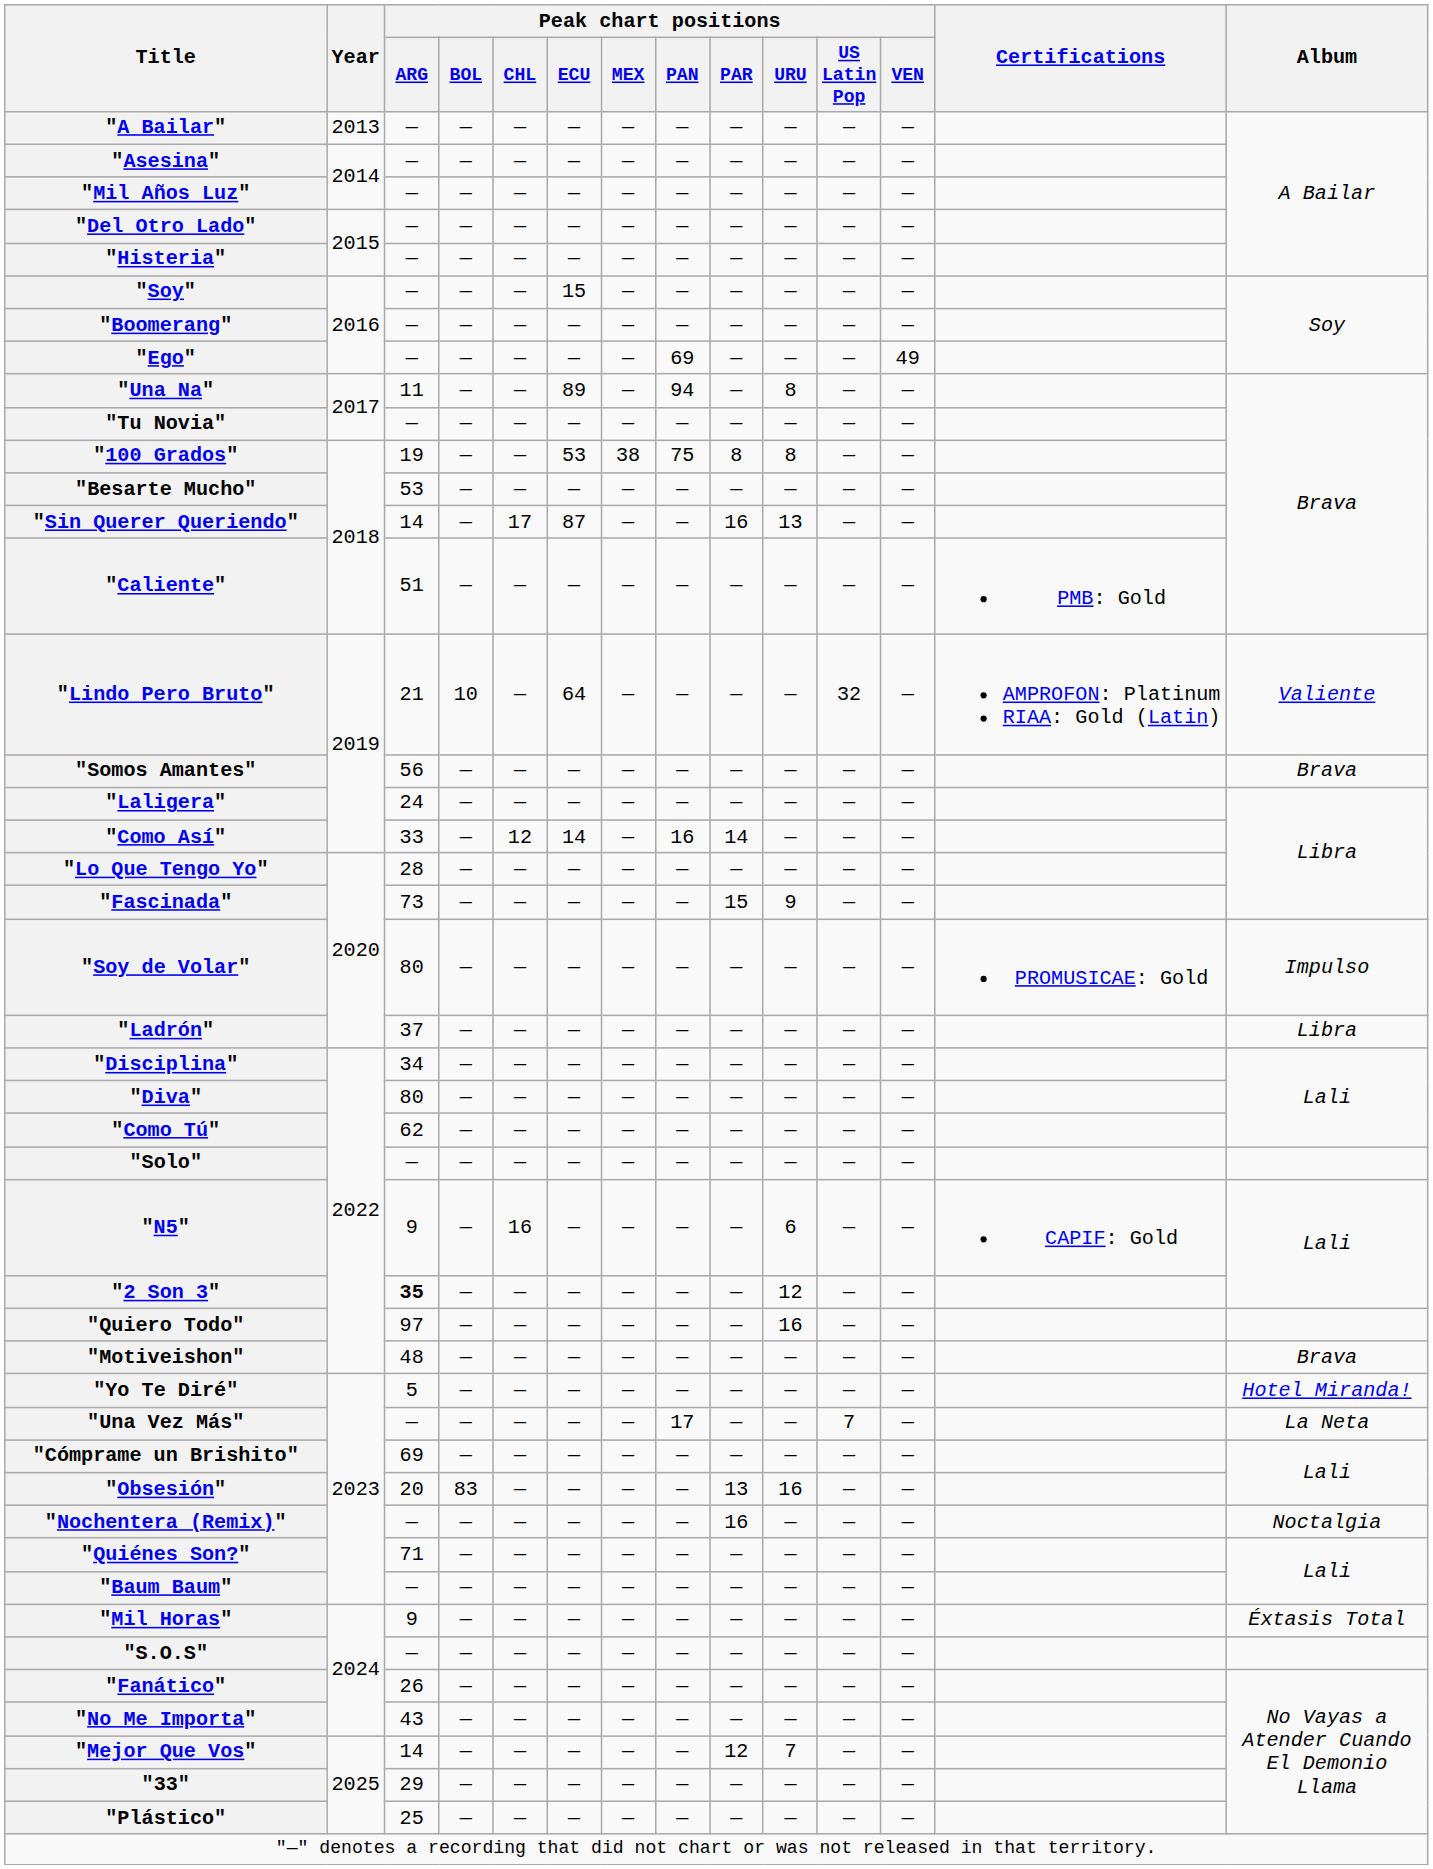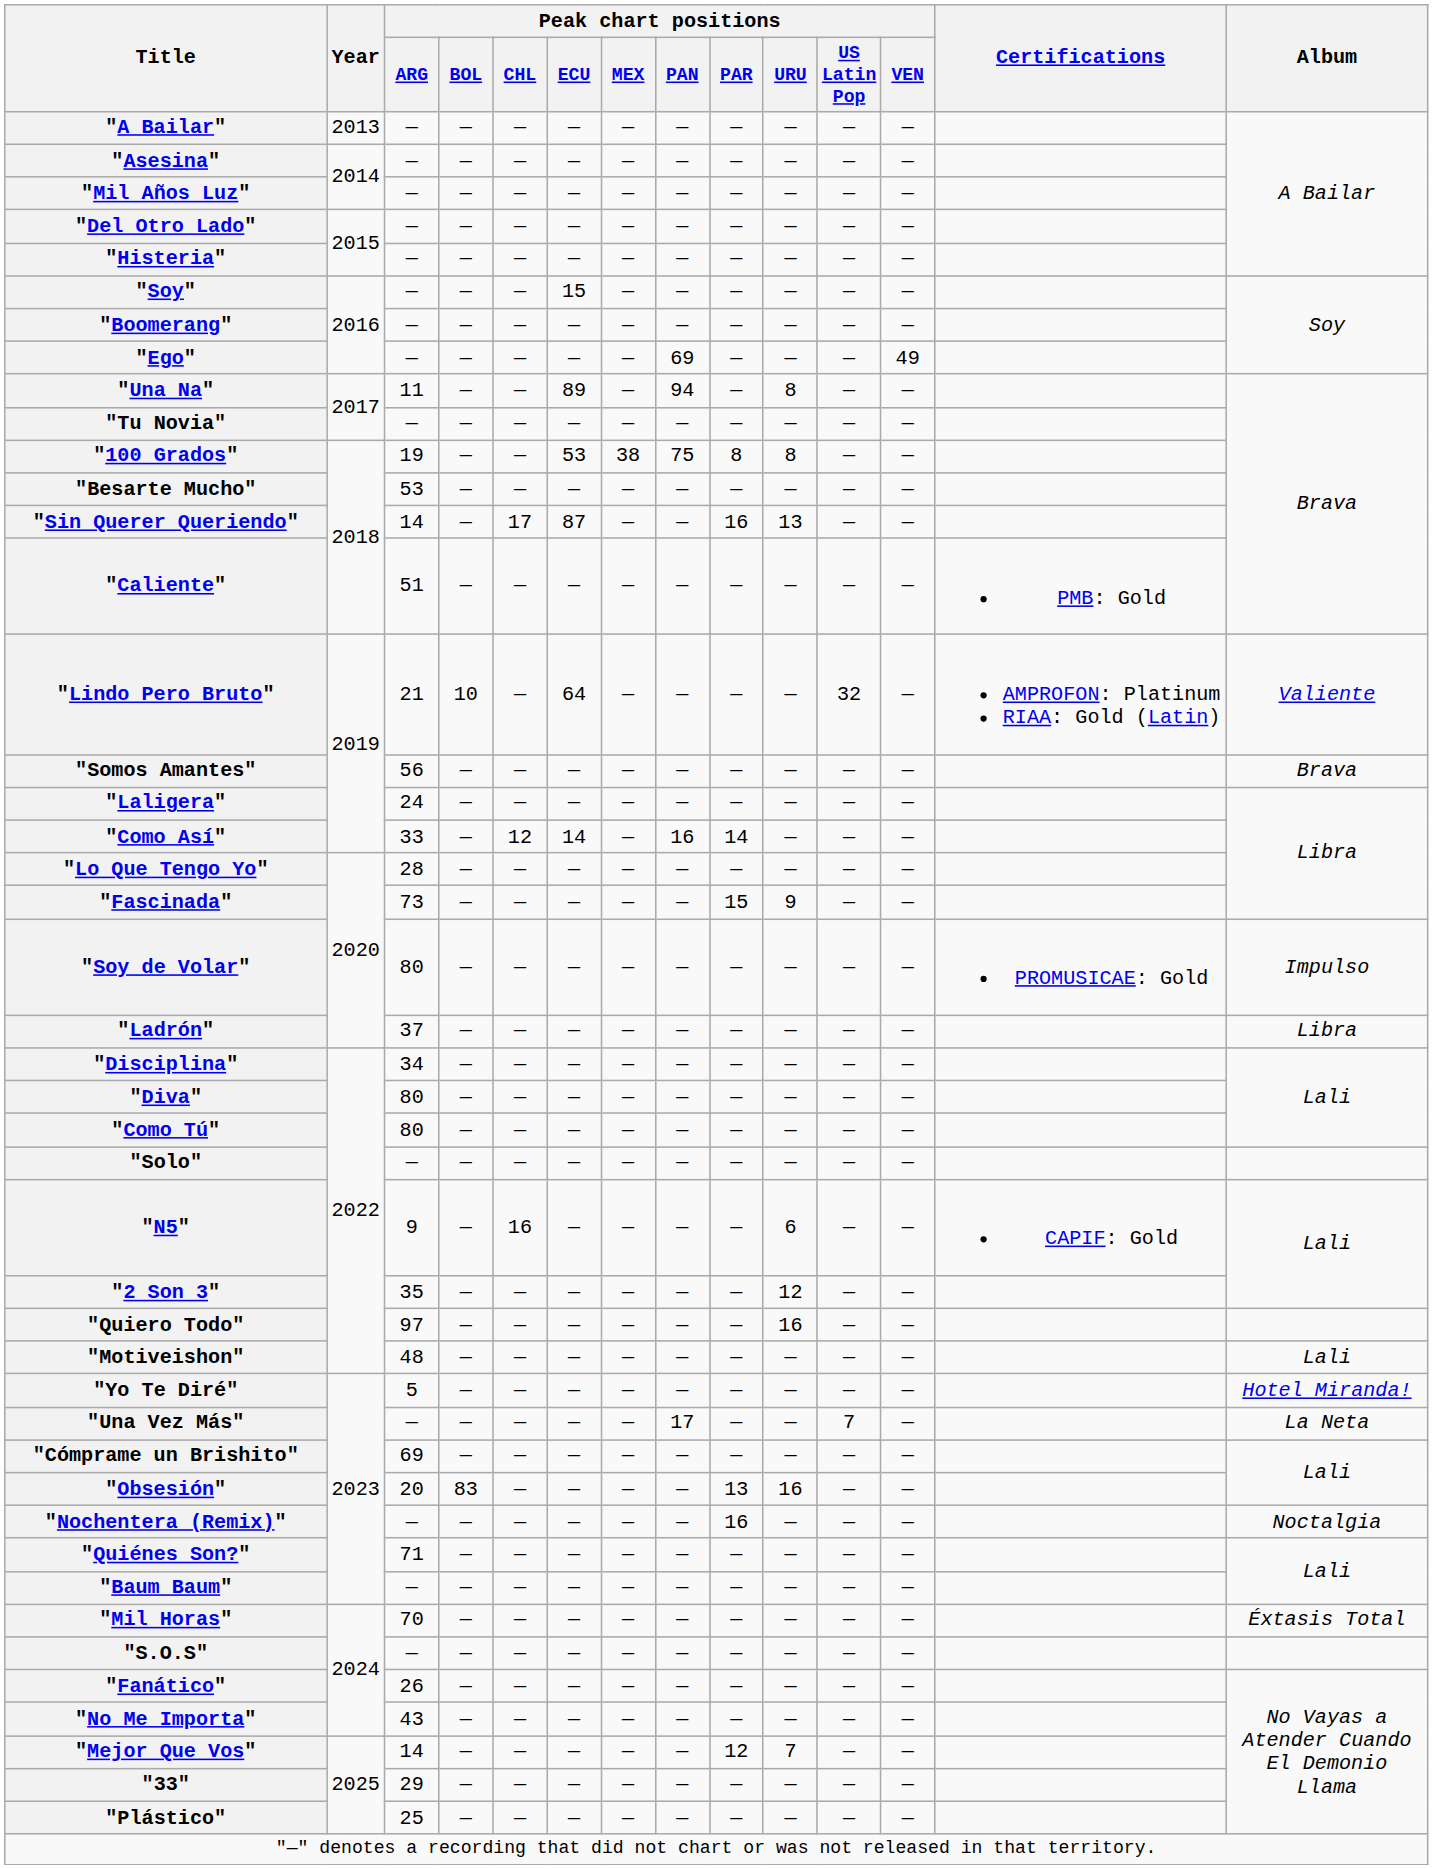(412, 1130) 62 -> (412, 1130) 80
(412, 1292) bold -> (412, 1292) normal
(1327, 1358) Brava -> (1327, 1358) Lali
(412, 1620) 9 -> (412, 1620) 70
